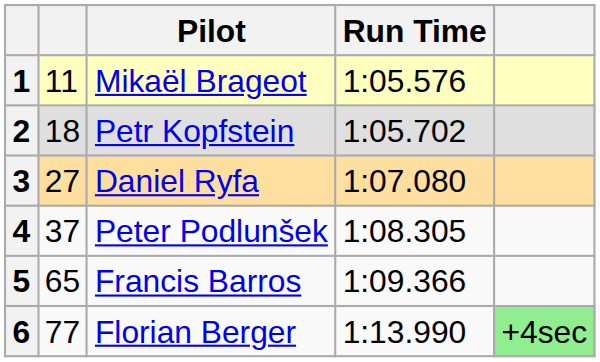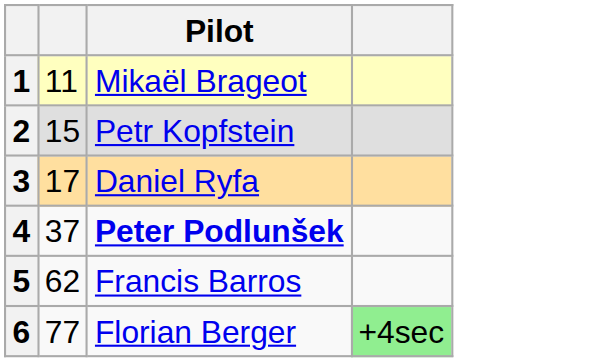- column: (415, 30)
(63, 131) 18 -> (63, 131) 15
(63, 181) 27 -> (63, 181) 17
(211, 232) normal -> (219, 232) bold
(63, 282) 65 -> (63, 282) 62
